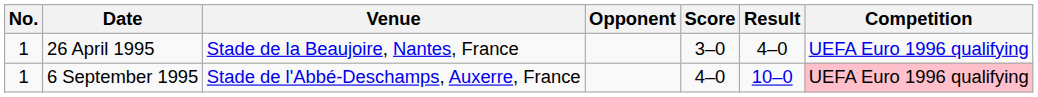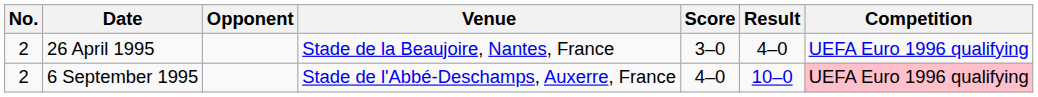columns swapped: (394, 19) <-> (633, 19)
(24, 48) 1 -> (24, 48) 2
(24, 77) 1 -> (24, 77) 2
